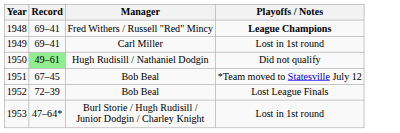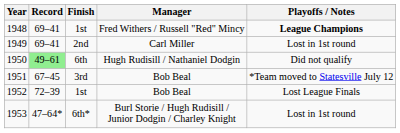+ column: (81, 12)
